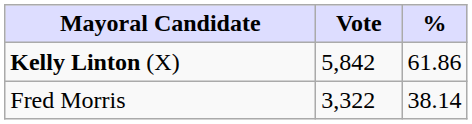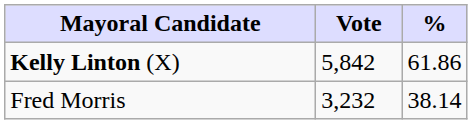(348, 99) 3,322 -> (348, 99) 3,232
